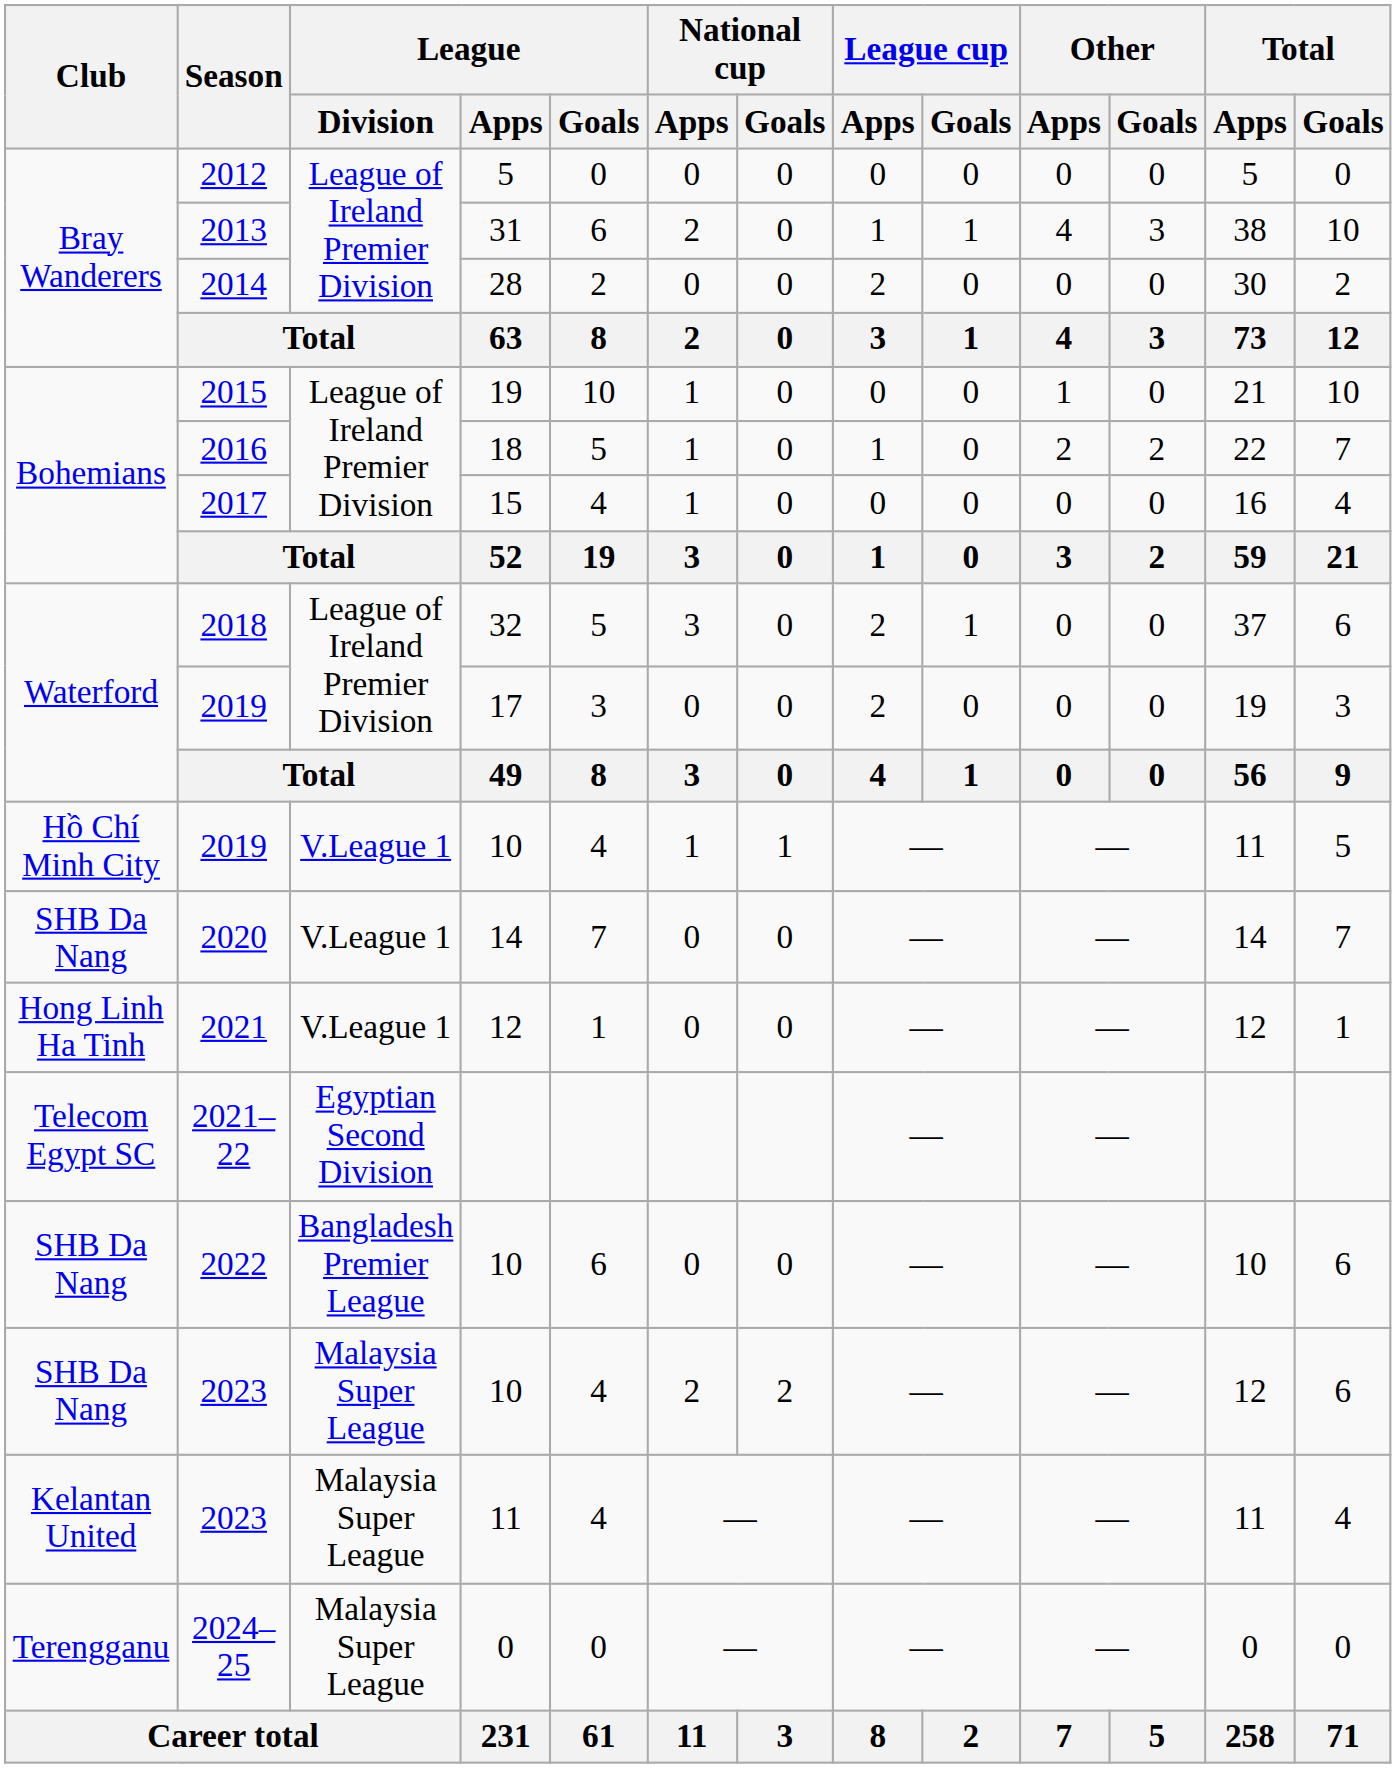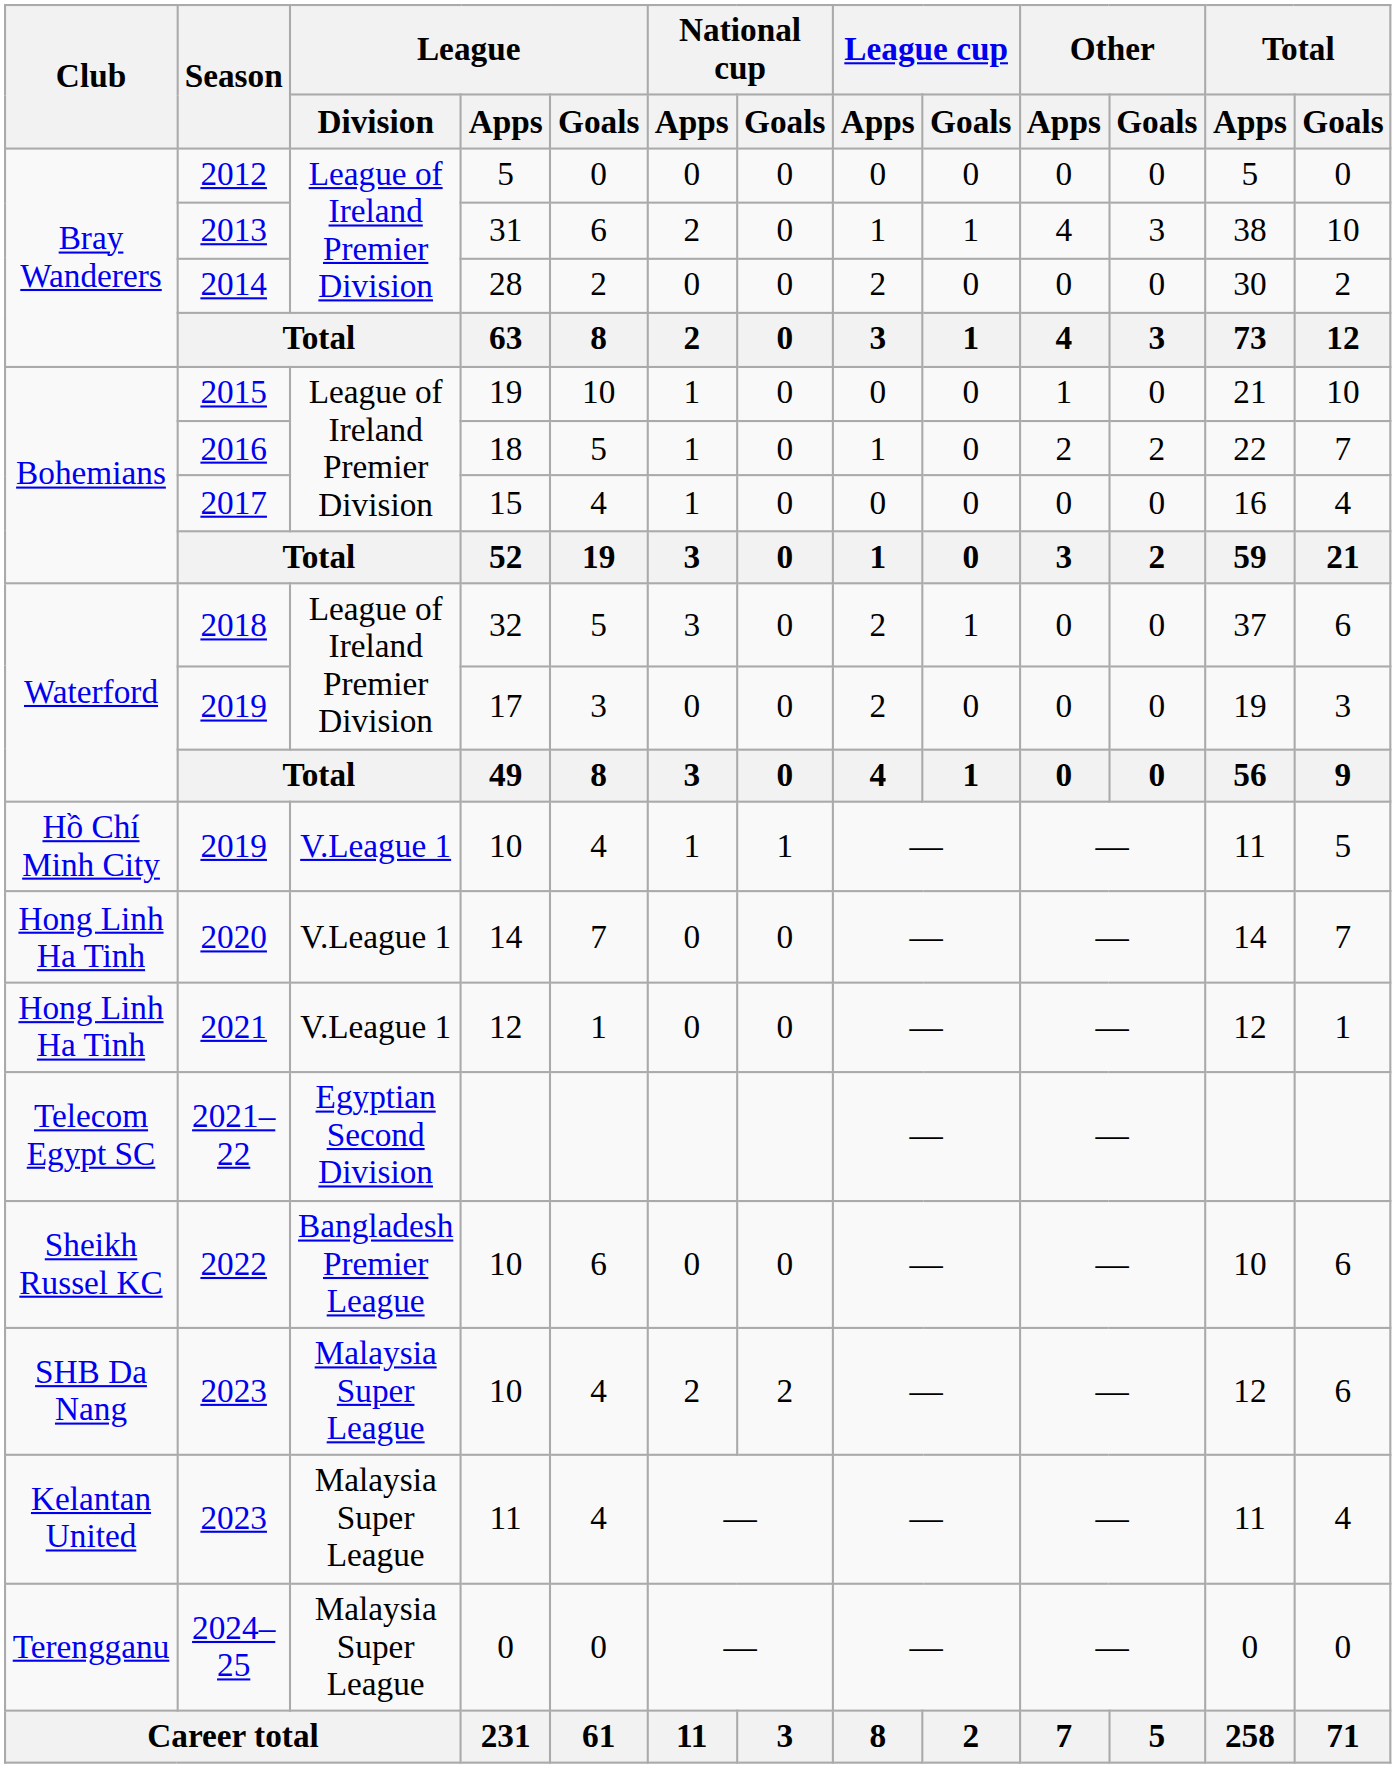(91, 936) SHB Da Nang -> (91, 936) Hong Linh Ha Tinh
(91, 1263) SHB Da Nang -> (91, 1263) Sheikh Russel KC
